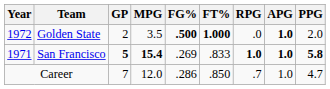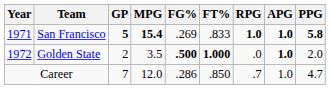rows swapped: (71, 54) <-> (69, 34)
